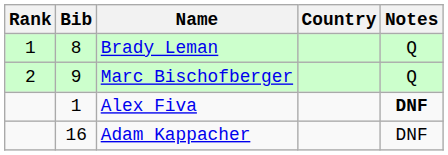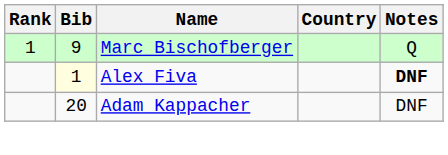- row: (160, 48)
(30, 77) 2 -> (30, 48) 1
(76, 106) no background -> (76, 77) lightyellow background
(76, 135) 16 -> (76, 106) 20
